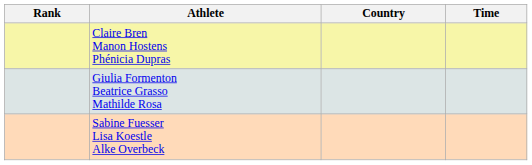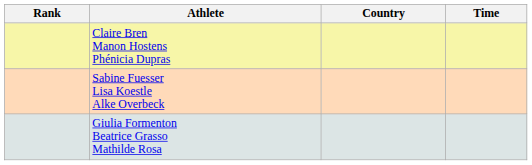rows swapped: (135, 91) <-> (128, 136)
